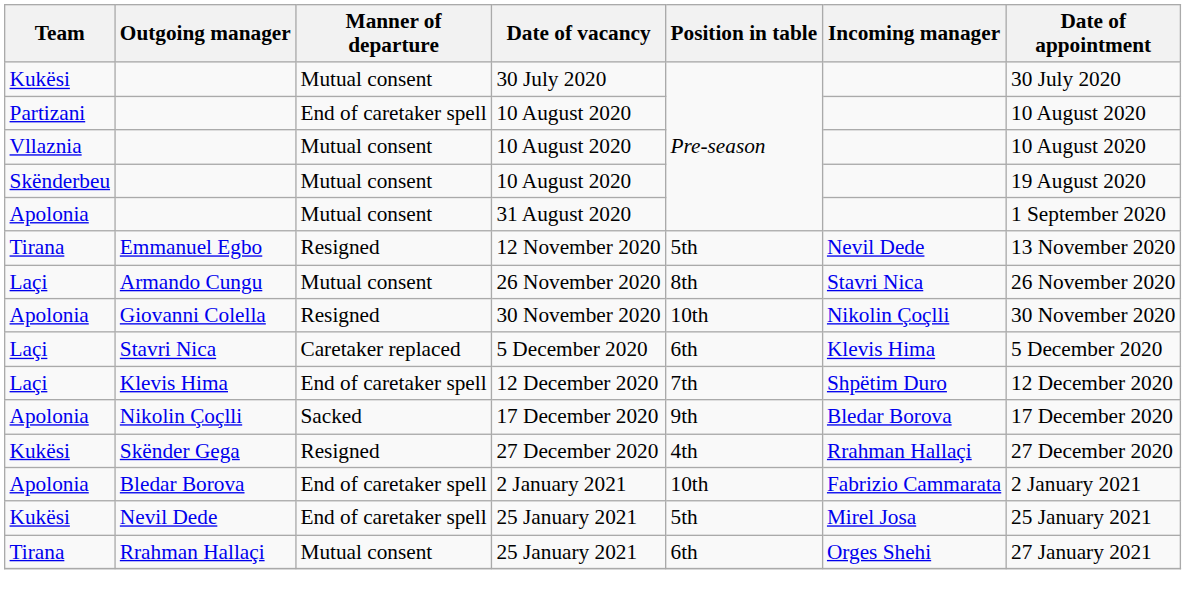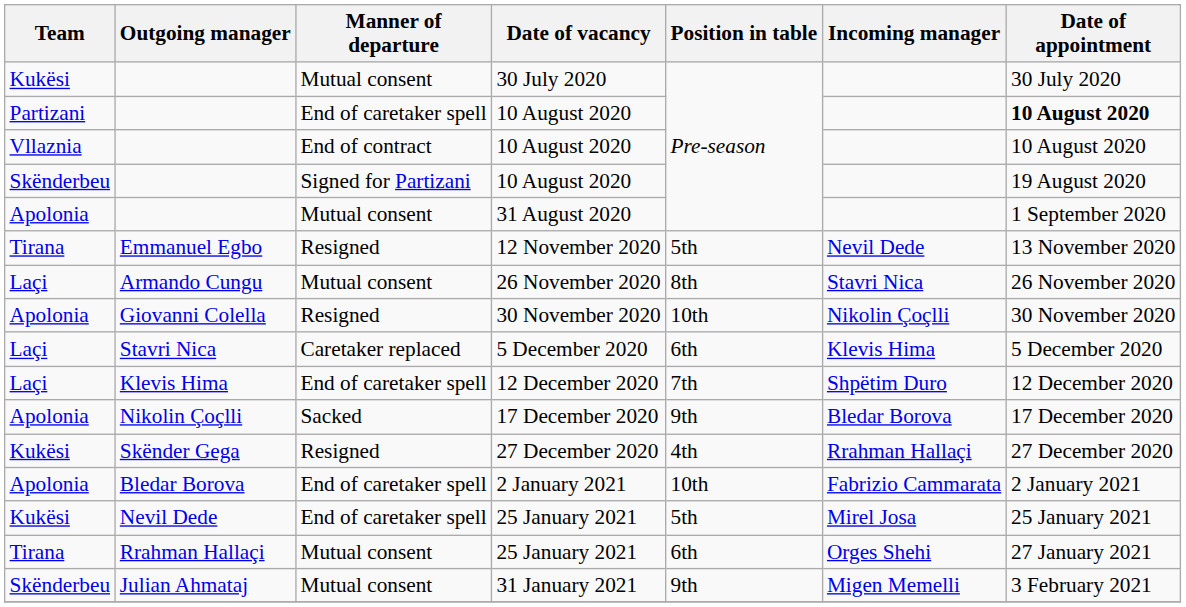(1078, 112) normal -> (1080, 112) bold
(366, 146) Mutual consent -> (366, 146) End of contract
(366, 180) Mutual consent -> (386, 180) Signed for Partizani
+ row: (60, 585)
